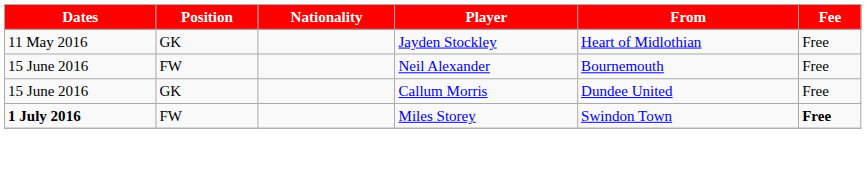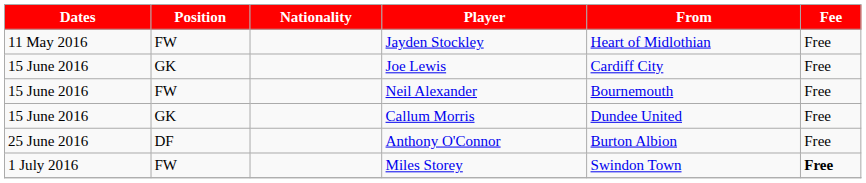(170, 41) GK -> (166, 41) FW
+ row: (416, 66)
+ row: (443, 141)
(44, 116) bold -> (43, 165) normal
